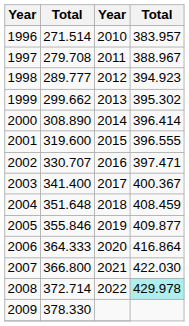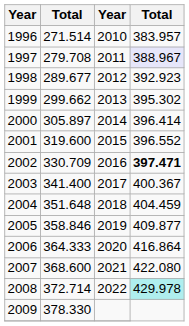(157, 57) no background -> (157, 57) lavender background
(67, 78) 289.777 -> (67, 78) 289.677
(157, 78) 394.923 -> (157, 78) 392.923
(67, 120) 308.890 -> (67, 120) 305.897
(157, 141) 396.555 -> (157, 141) 396.552
(67, 162) 330.707 -> (67, 162) 330.709
(157, 162) normal -> (157, 162) bold
(157, 204) 408.459 -> (157, 204) 404.459
(67, 225) 355.846 -> (67, 225) 358.846
(67, 268) 366.800 -> (67, 268) 368.600
(157, 268) 422.030 -> (157, 268) 422.080
